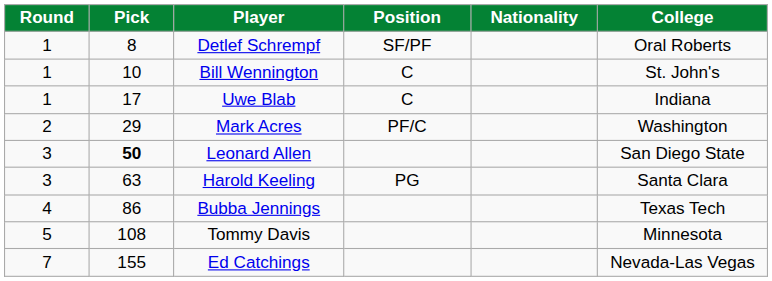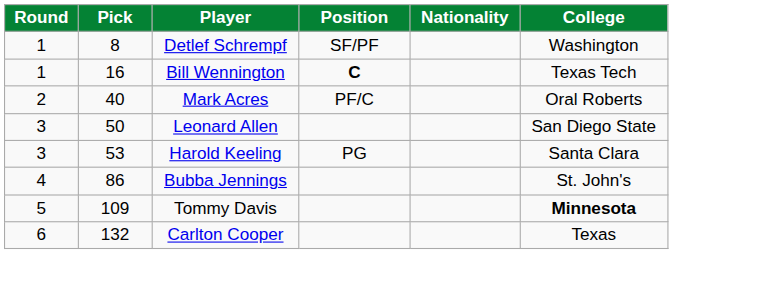(683, 45) Oral Roberts -> (594, 45) Washington
(132, 72) 10 -> (115, 72) 16
(407, 72) normal -> (354, 72) bold
(683, 72) St. John's -> (594, 72) Texas Tech
- row: (259, 99)
(132, 126) 29 -> (115, 99) 40
(683, 126) Washington -> (594, 99) Oral Roberts
(132, 153) bold -> (115, 126) normal
(132, 180) 63 -> (115, 153) 53
(683, 208) Texas Tech -> (594, 180) St. John's
(132, 235) 108 -> (115, 208) 109
(683, 235) normal -> (594, 208) bold
+ row: (225, 235)
- row: (259, 262)
